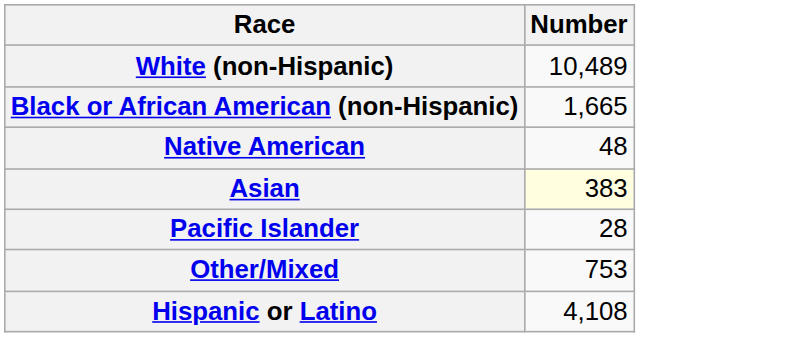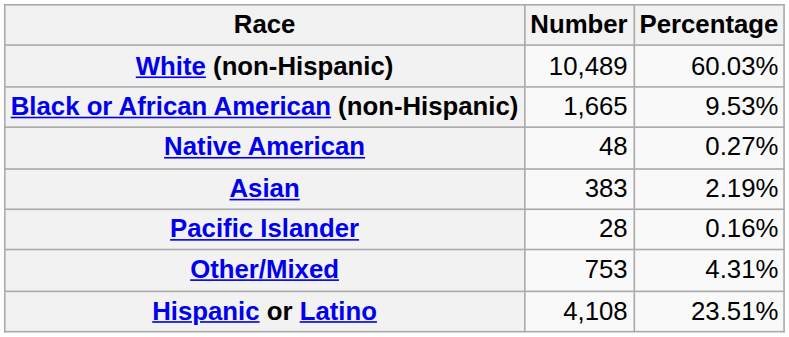+ column: (709, 24)
(606, 188) lightyellow background -> (606, 188) no background
